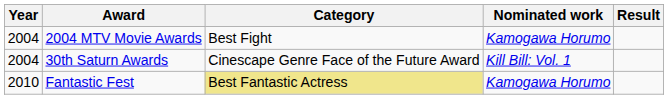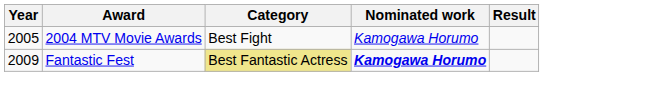(23, 37) 2004 -> (23, 37) 2005
- row: (107, 60)
(23, 82) 2010 -> (23, 60) 2009
(548, 82) normal -> (420, 60) bold
